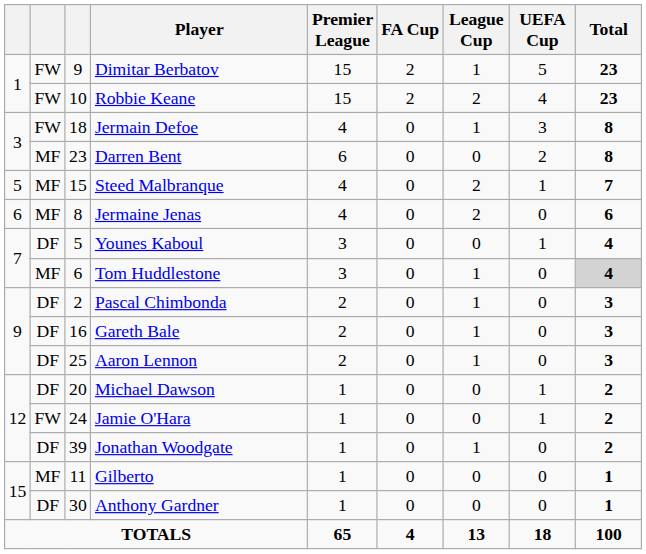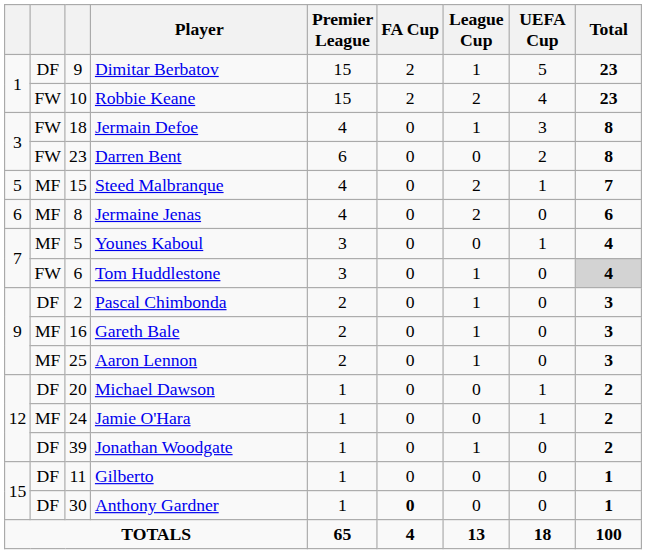(48, 69) FW -> (48, 69) DF
(48, 156) MF -> (48, 156) FW
(48, 243) DF -> (48, 243) MF
(48, 272) MF -> (48, 272) FW
(48, 330) DF -> (48, 330) MF
(48, 359) DF -> (48, 359) MF
(48, 418) FW -> (48, 418) MF
(48, 476) MF -> (48, 476) DF
(410, 505) normal -> (410, 505) bold
